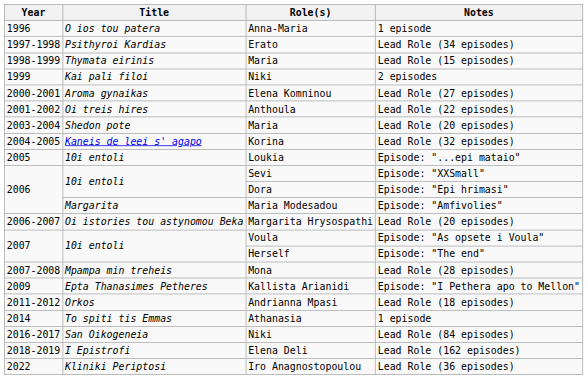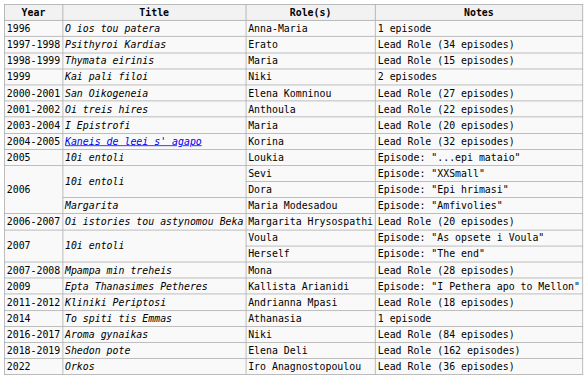(107, 93) Aroma gynaikas -> (107, 93) San Oikogeneia
(98, 125) Shedon pote -> (98, 125) I Epistrofi
(80, 302) Orkos -> (116, 302) Kliniki Periptosi
(107, 334) San Oikogeneia -> (107, 334) Aroma gynaikas
(98, 351) I Epistrofi -> (98, 351) Shedon pote
(116, 367) Kliniki Periptosi -> (80, 367) Orkos
